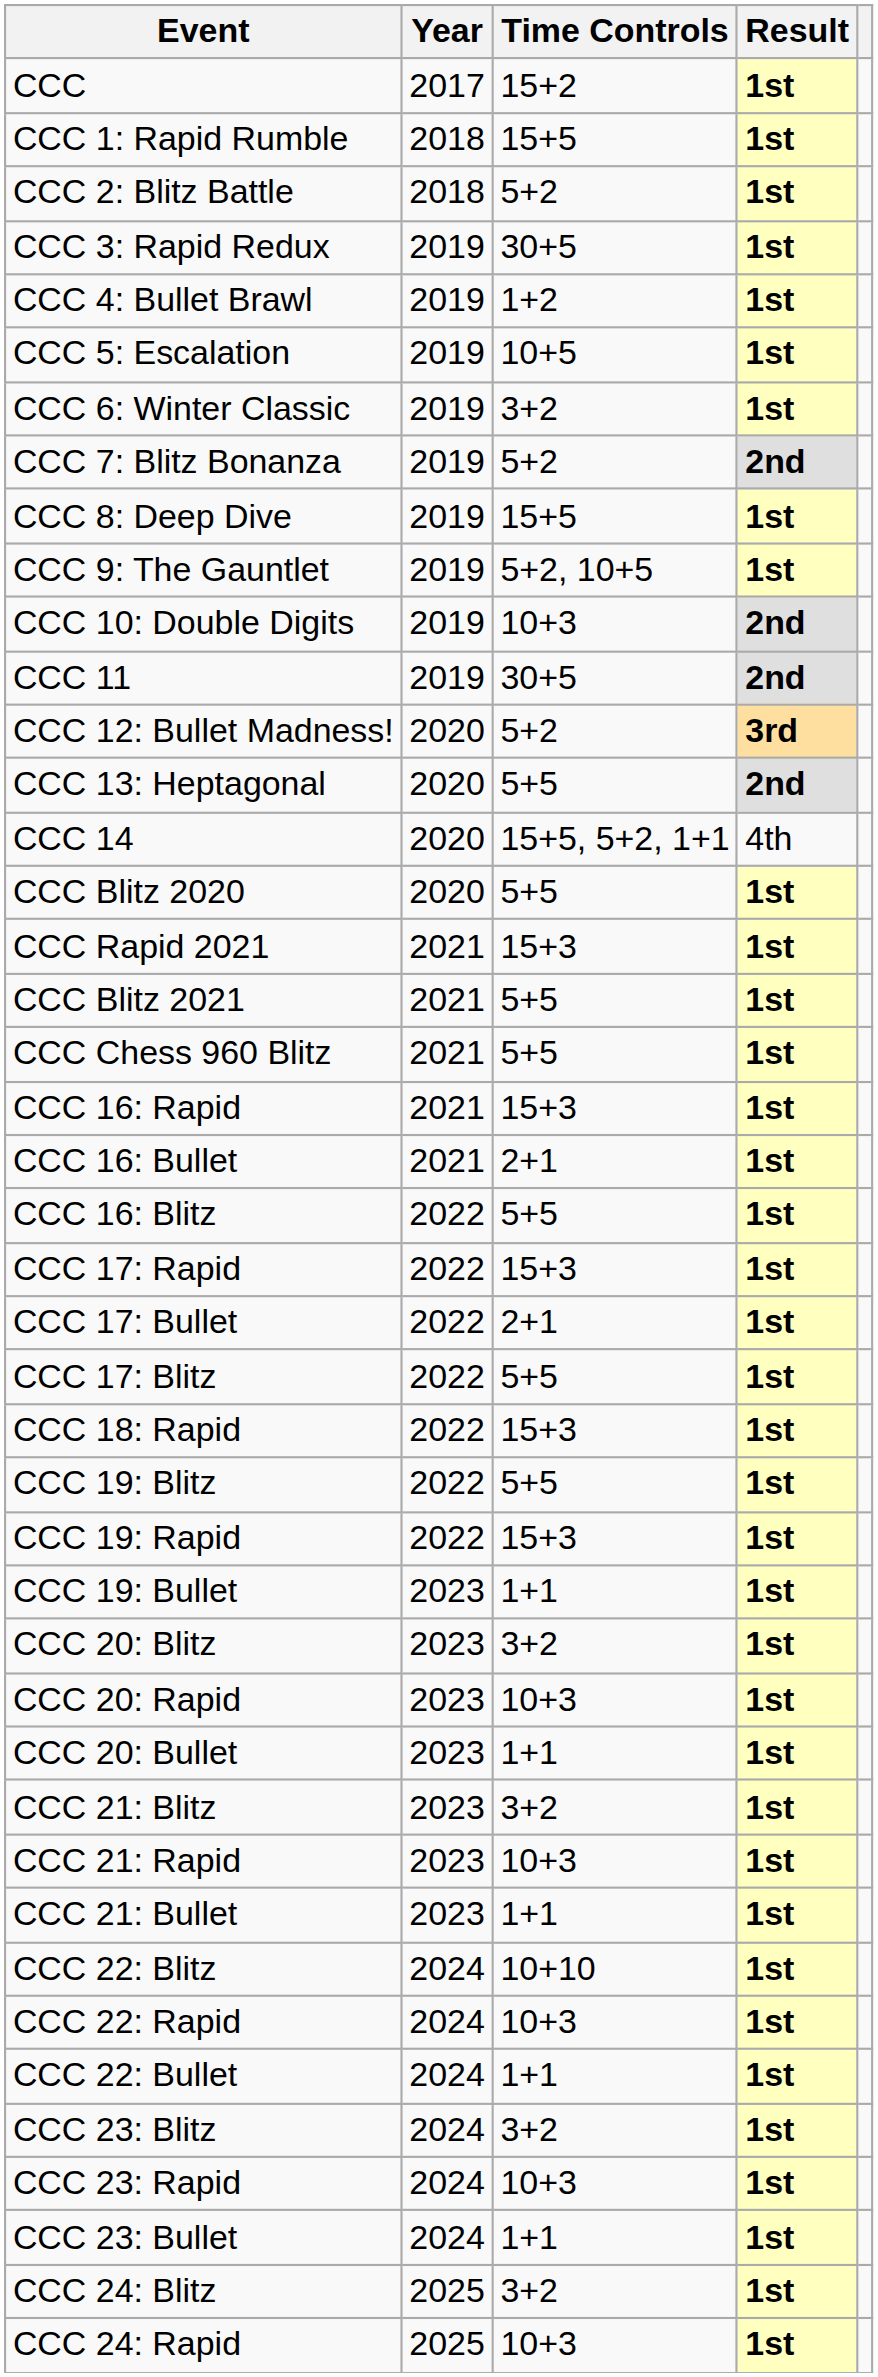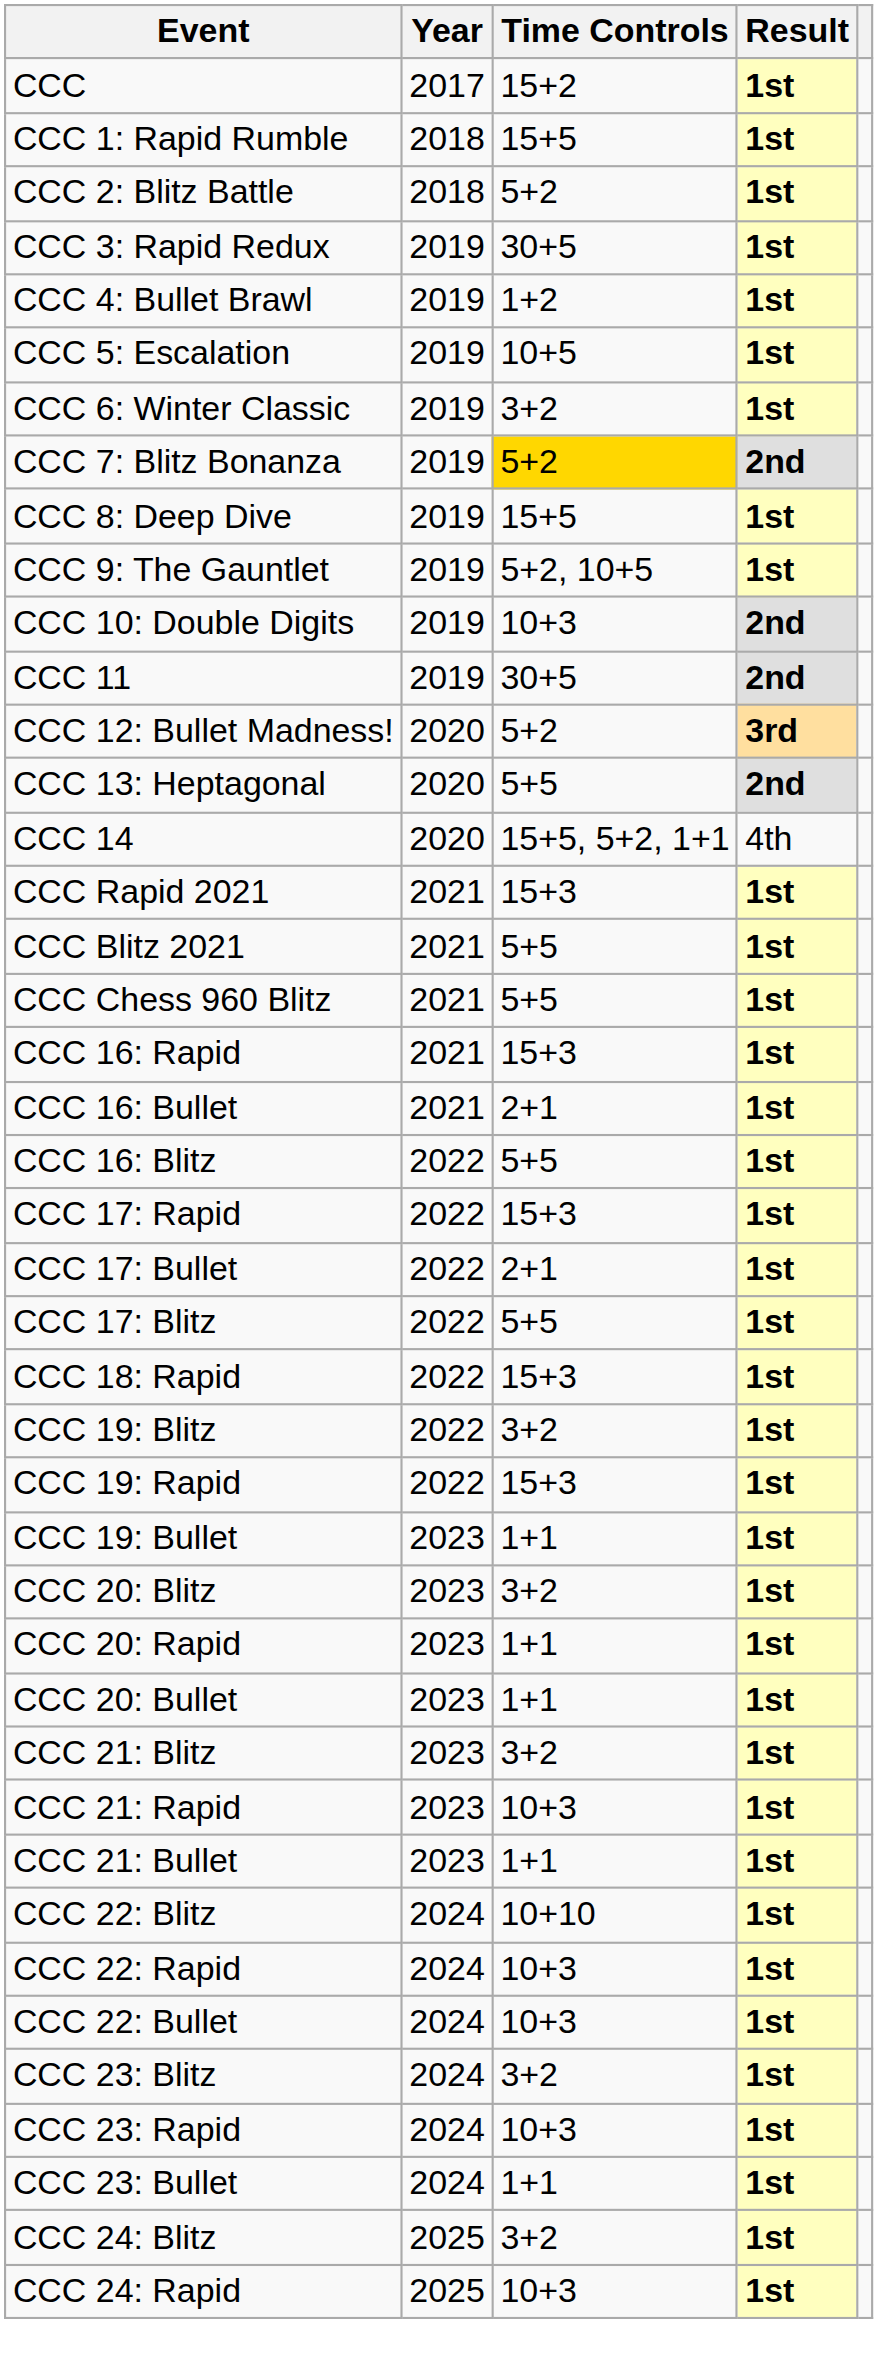(529, 461) no background -> (529, 461) gold background
- row: (129, 892)
(529, 1483) 5+5 -> (529, 1430) 3+2
(539, 1699) 10+3 -> (529, 1645) 1+1
(529, 2075) 1+1 -> (539, 2021) 10+3
